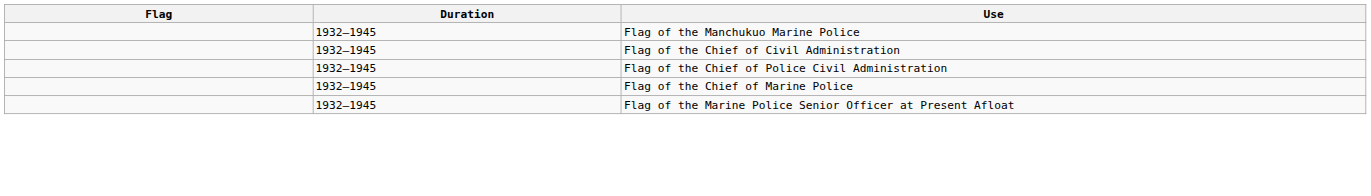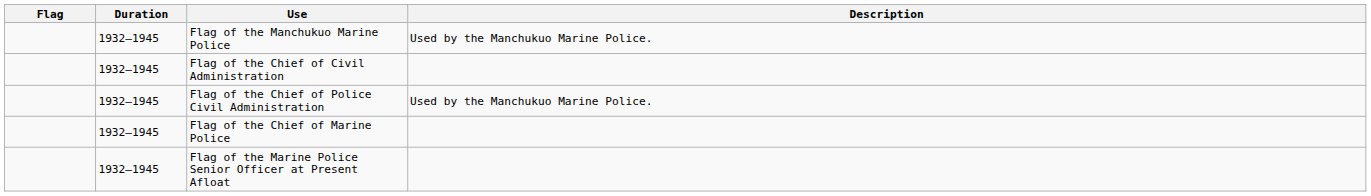+ column: (887, 14)
